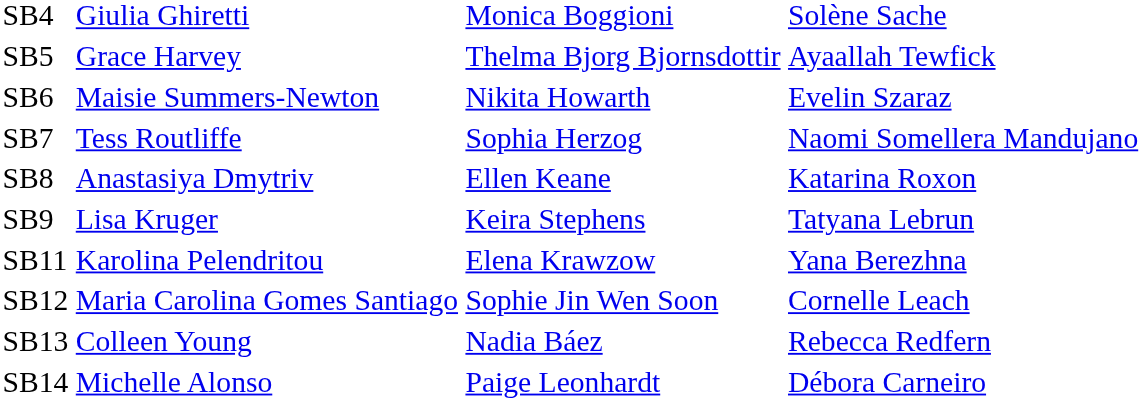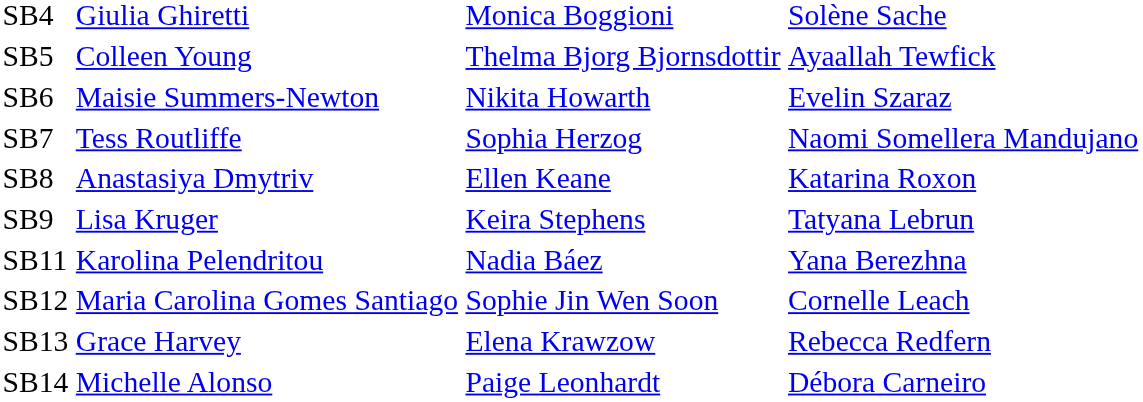(158, 56) Grace Harvey -> (164, 56) Colleen Young
(560, 259) Elena Krawzow -> (534, 259) Nadia Báez
(164, 341) Colleen Young -> (158, 341) Grace Harvey
(534, 341) Nadia Báez -> (560, 341) Elena Krawzow
